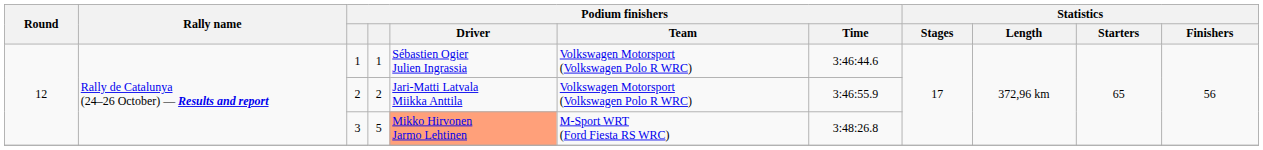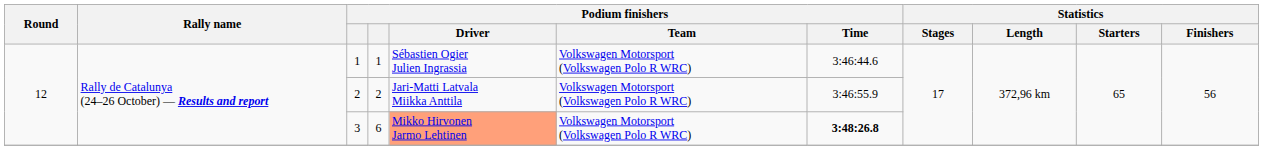(379, 128) 5 -> (379, 128) 6
(615, 128) M-Sport WRT (Ford Fiesta RS WRC) -> (625, 128) Volkswagen Motorsport (Volkswagen Polo R WRC)
(855, 128) normal -> (855, 128) bold
